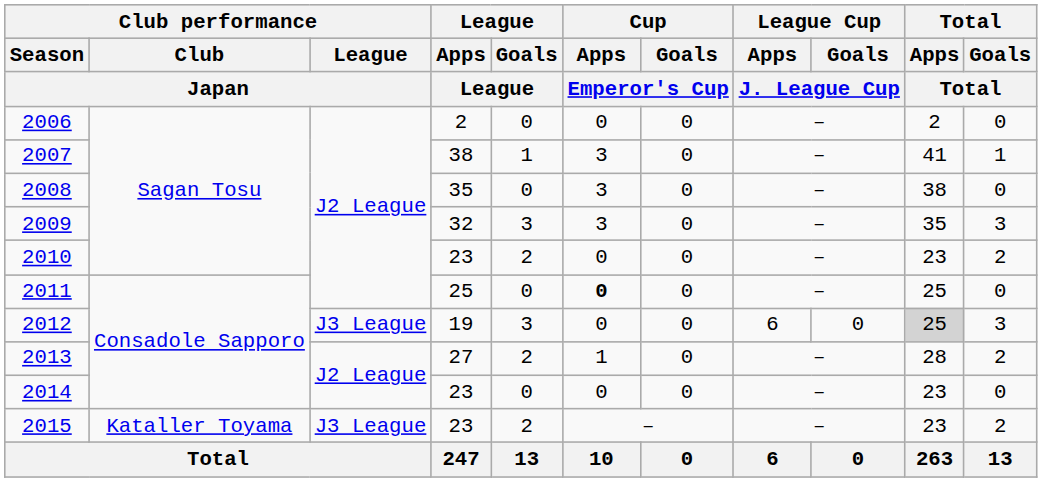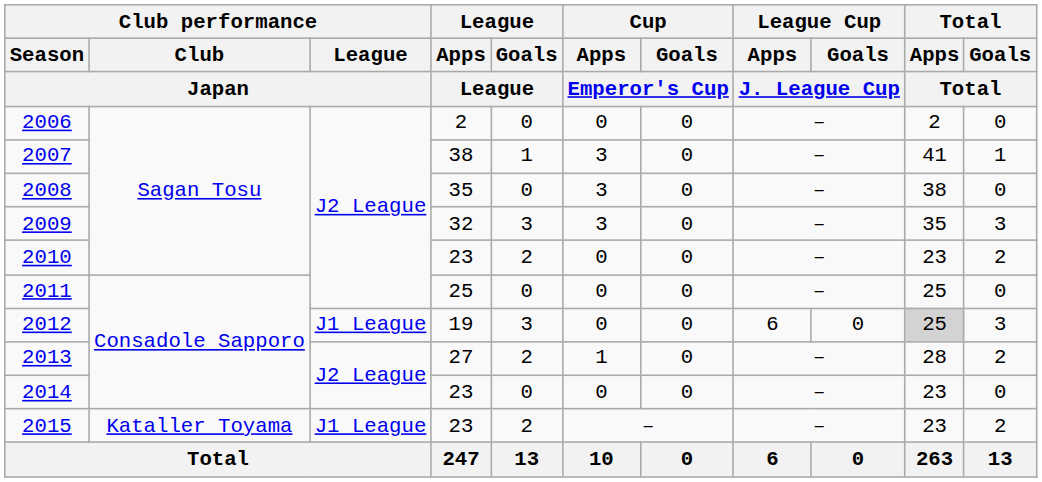(601, 291) bold -> (601, 291) normal
(371, 325) J3 League -> (371, 325) J1 League
(371, 426) J3 League -> (371, 426) J1 League
